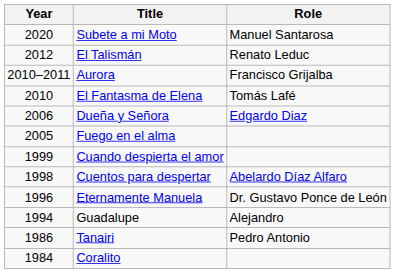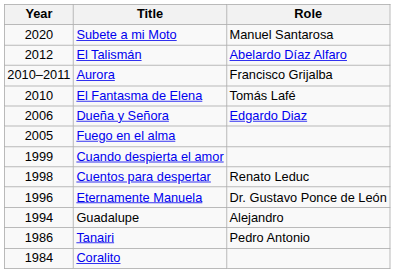(269, 55) Renato Leduc -> (288, 55) Abelardo Díaz Alfaro
(288, 177) Abelardo Díaz Alfaro -> (269, 177) Renato Leduc
